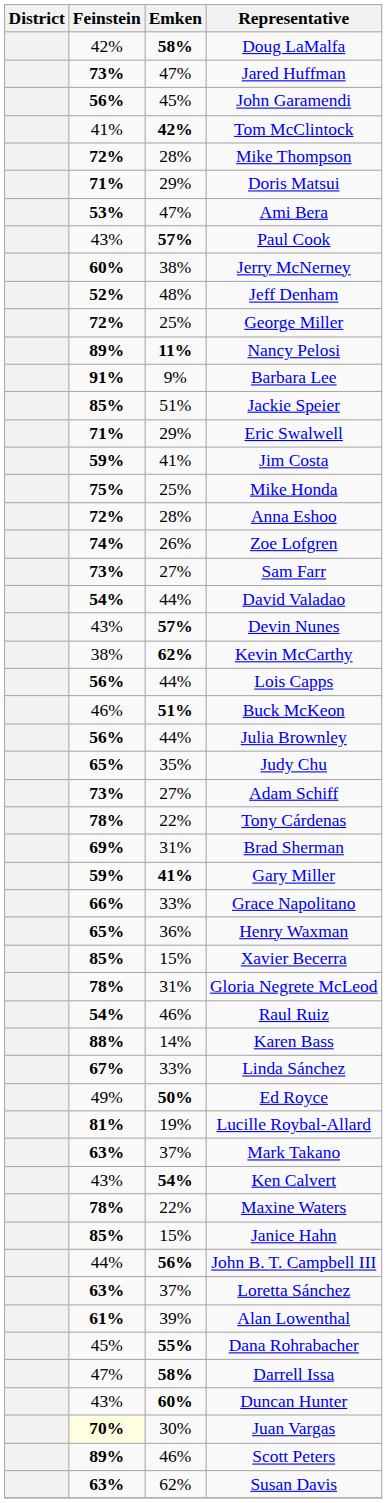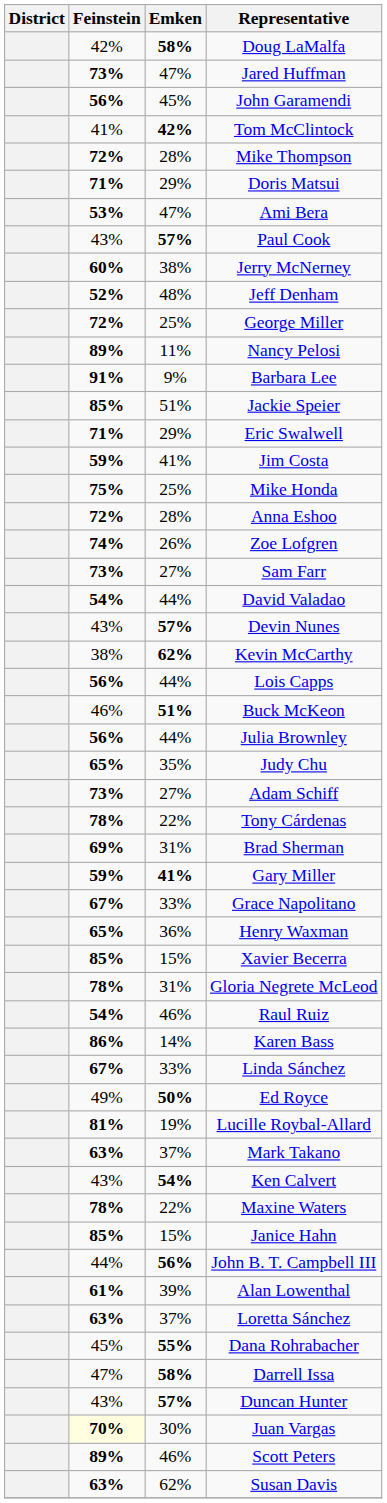(175, 350) bold -> (175, 350) normal
(107, 903) 66% -> (107, 903) 67%
(107, 1041) 88% -> (107, 1041) 86%
rows swapped: (294, 1290) <-> (294, 1318)
(175, 1401) 60% -> (175, 1401) 57%
